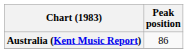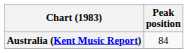(163, 40) 86 -> (163, 40) 84
